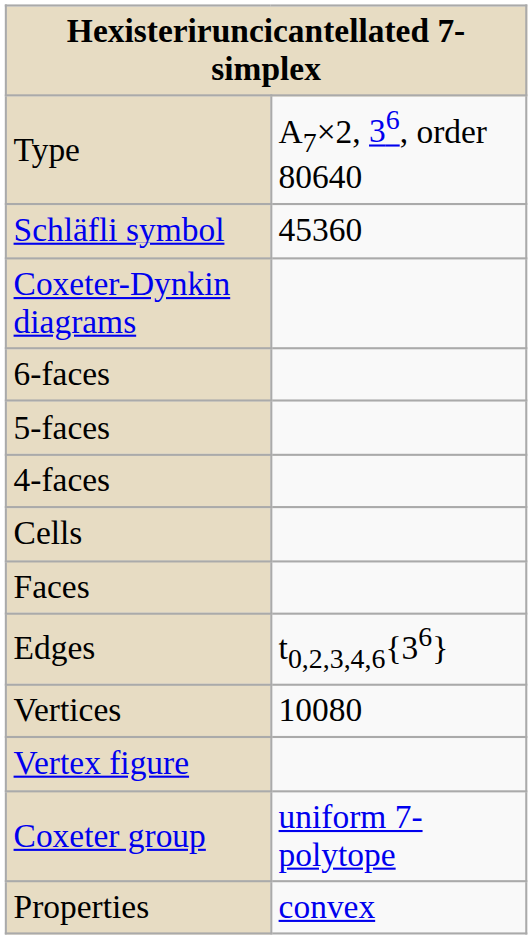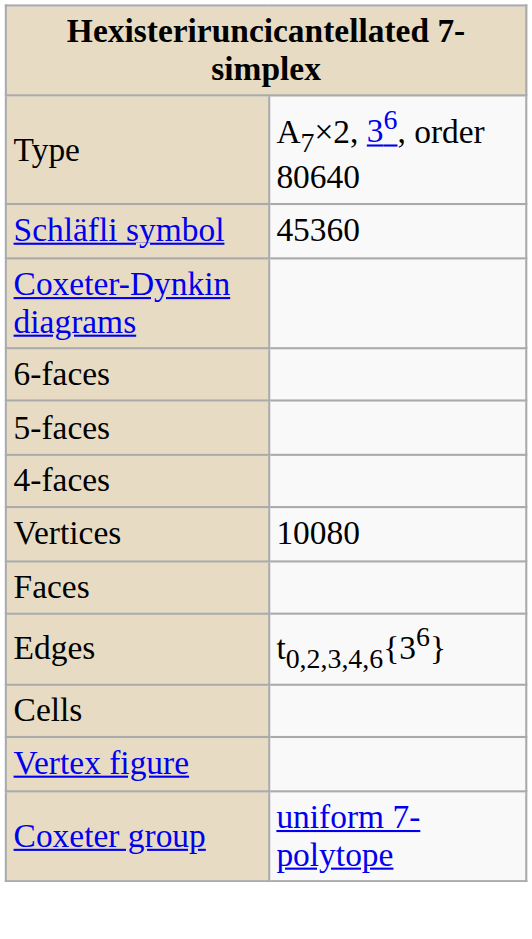rows swapped: (48, 533) <-> (67, 710)
- row: (81, 906)
